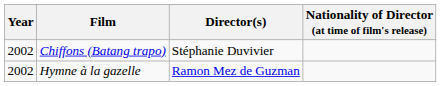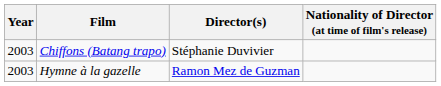(21, 50) 2002 -> (21, 50) 2003
(21, 71) 2002 -> (21, 71) 2003
